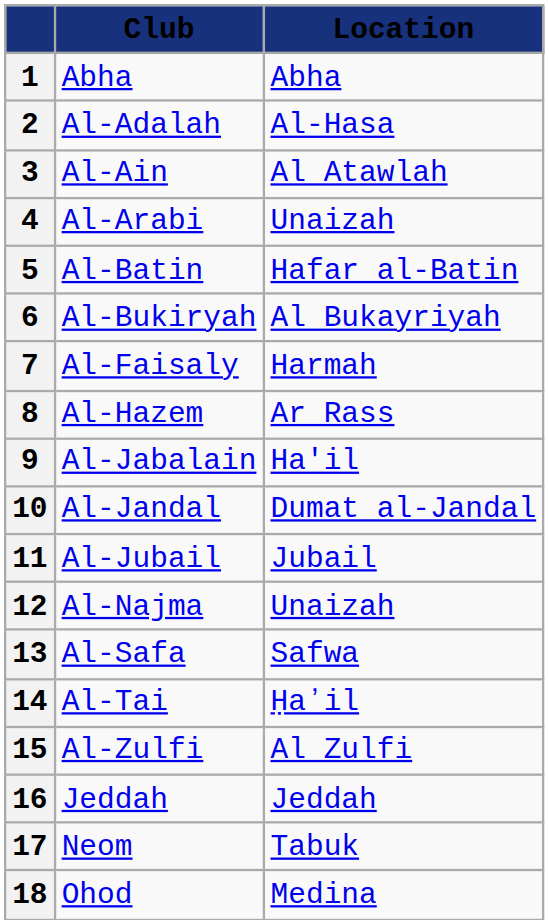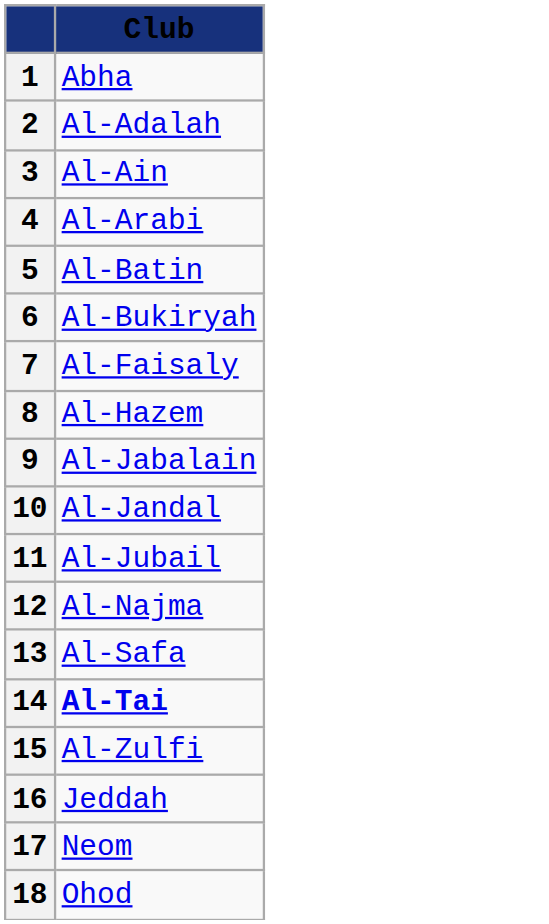- column: (403, 29)
(115, 703) normal -> (115, 703) bold
